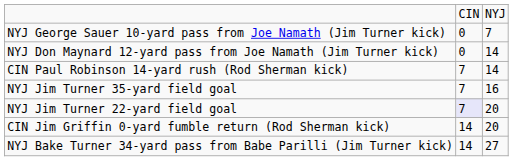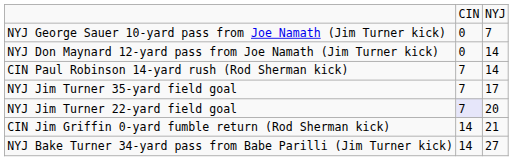(492, 89) 16 -> (492, 89) 17
(492, 127) 20 -> (492, 127) 21
